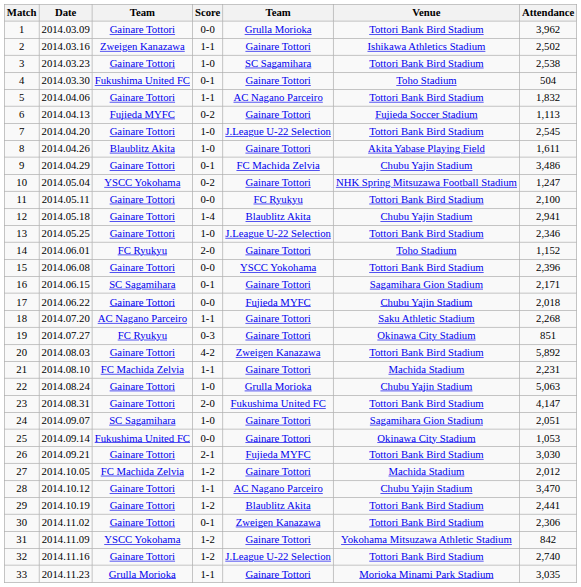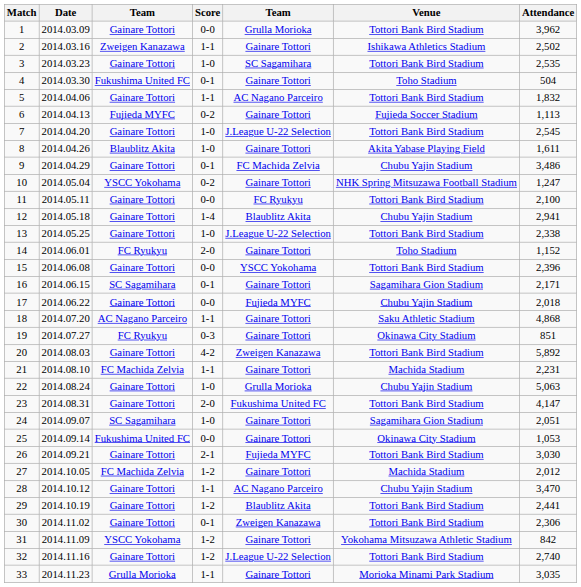(548, 64) 2,538 -> (548, 64) 2,535
(548, 234) 2,346 -> (548, 234) 2,338
(548, 319) 2,268 -> (548, 319) 4,868
